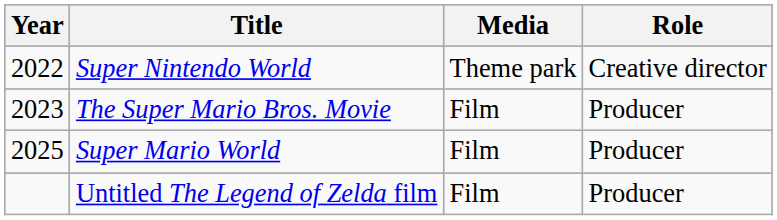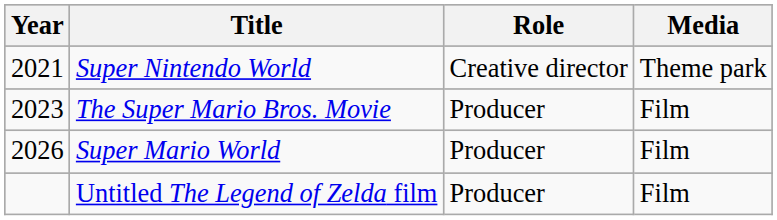columns swapped: (513, 25) <-> (678, 25)
(37, 67) 2022 -> (37, 67) 2021
(37, 151) 2025 -> (37, 151) 2026
